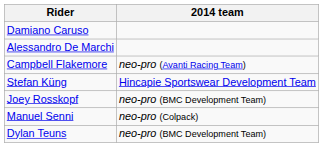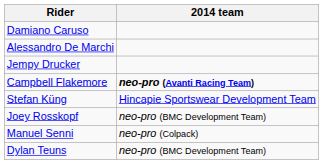+ row: (43, 64)
(182, 64) normal -> (187, 82) bold
